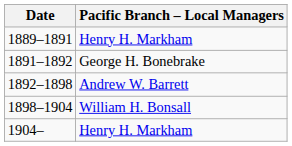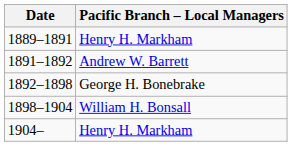(142, 61) George H. Bonebrake -> (134, 61) Andrew W. Barrett
(134, 84) Andrew W. Barrett -> (142, 84) George H. Bonebrake
